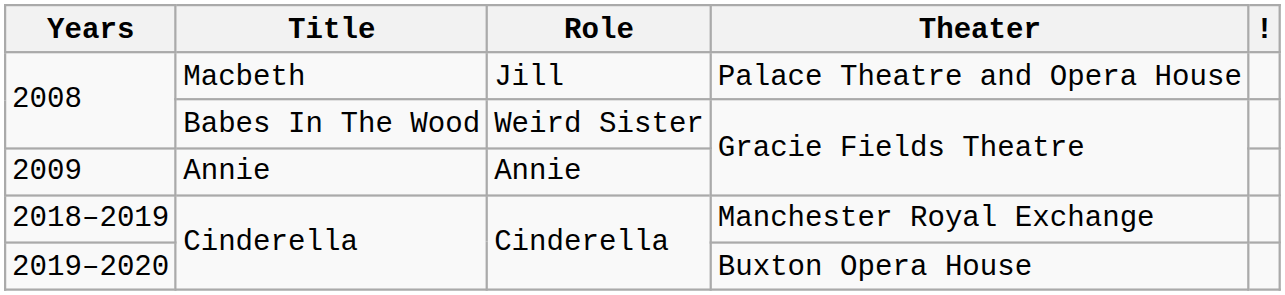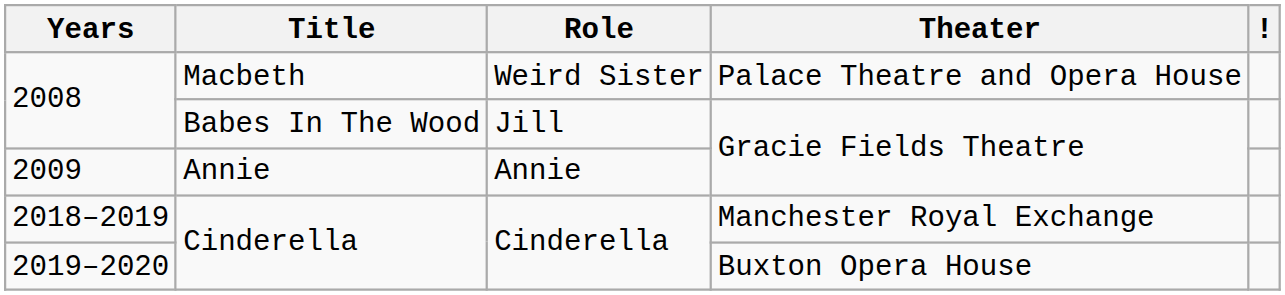(529, 76) Jill -> (599, 76) Weird Sister
(599, 124) Weird Sister -> (529, 124) Jill
